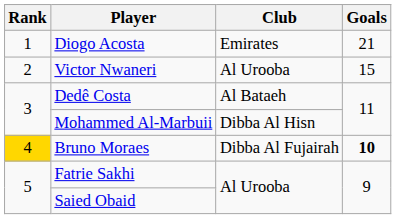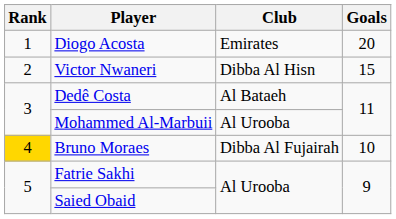(367, 43) 21 -> (367, 43) 20
(255, 69) Al Urooba -> (268, 69) Dibba Al Hisn
(268, 122) Dibba Al Hisn -> (255, 122) Al Urooba
(367, 148) bold -> (367, 148) normal
